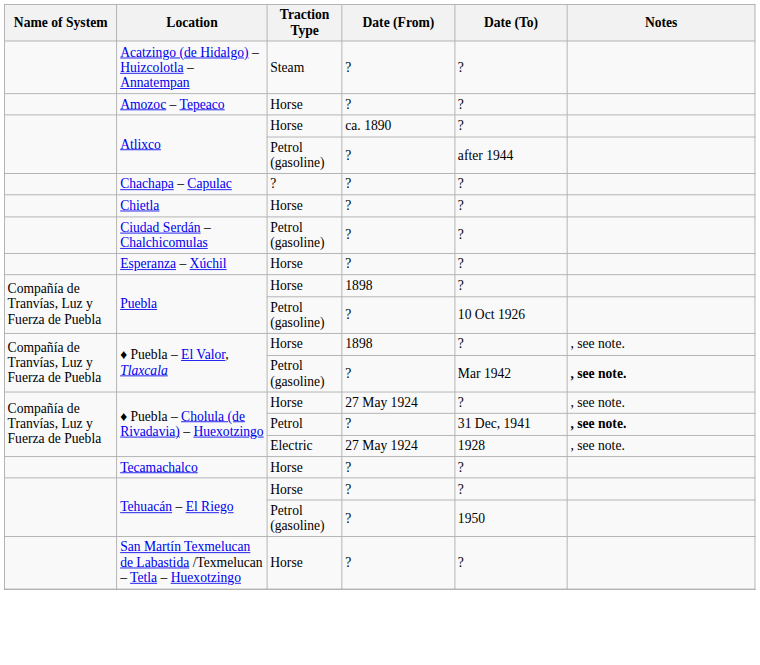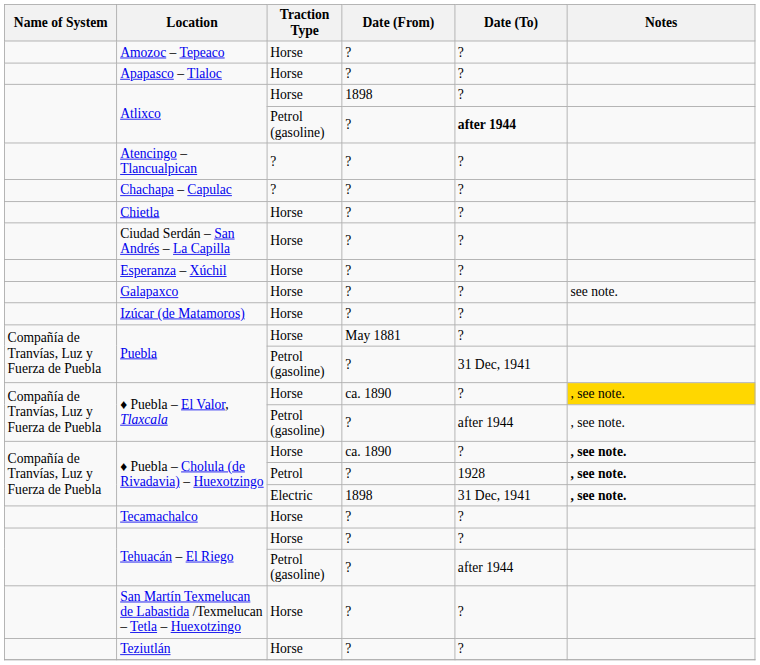- row: (189, 67)
+ row: (171, 73)
(368, 125) ca. 1890 -> (359, 95) 1898
(486, 155) normal -> (487, 124) bold
+ row: (159, 161)
- row: (165, 235)
+ row: (177, 241)
+ row: (149, 292)
+ row: (182, 313)
(359, 285) 1898 -> (373, 335) May 1881
(491, 315) 10 Oct 1926 -> (494, 364) 31 Dec, 1941
(359, 344) 1898 -> (368, 393) ca. 1890
(598, 344) no background -> (598, 393) gold background
(484, 373) Mar 1942 -> (486, 422) after 1944
(598, 373) bold -> (598, 422) normal
(382, 402) 27 May 1924 -> (368, 452) ca. 1890
(598, 402) normal -> (598, 452) bold
(494, 424) 31 Dec, 1941 -> (471, 473) 1928
(382, 445) 27 May 1924 -> (359, 495) 1898
(471, 445) 1928 -> (494, 495) 31 Dec, 1941
(598, 445) normal -> (598, 495) bold
(471, 518) 1950 -> (486, 567) after 1944
+ row: (145, 649)
